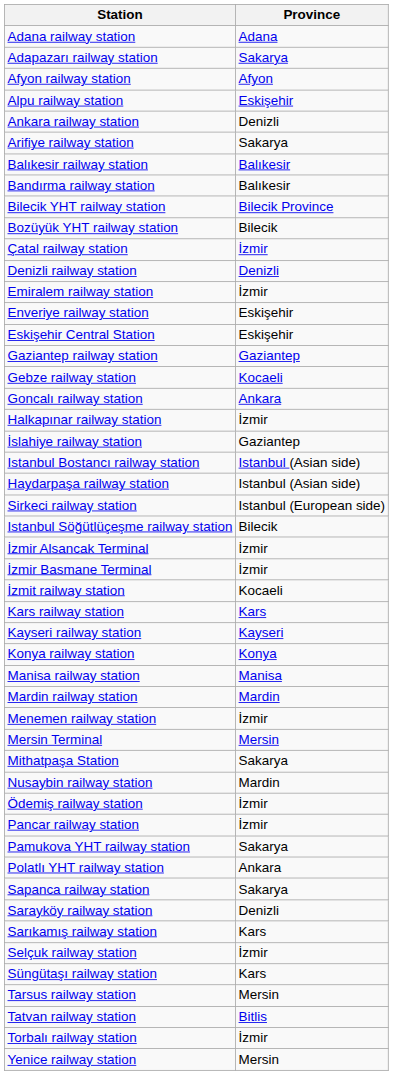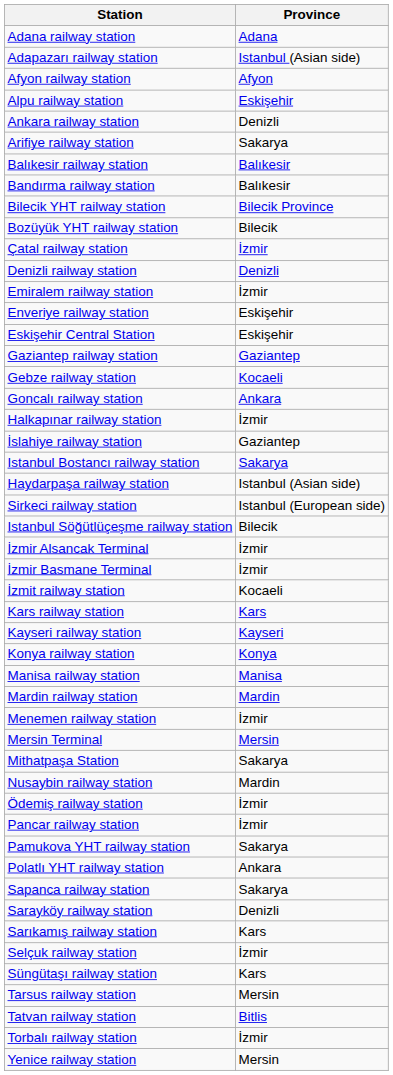(263, 57) Sakarya -> (299, 57) Istanbul (Asian side)
(299, 462) Istanbul (Asian side) -> (263, 462) Sakarya
